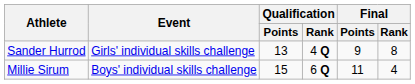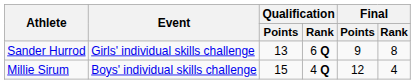(320, 51) 4 Q -> (320, 51) 6 Q
(320, 70) 6 Q -> (320, 70) 4 Q
(358, 70) 11 -> (358, 70) 12
